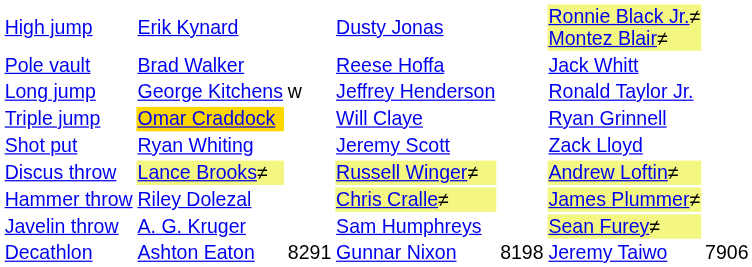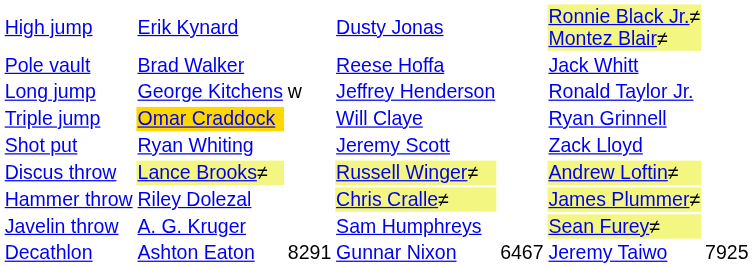(522, 253) 8198 -> (522, 253) 6467
(727, 253) 7906 -> (727, 253) 7925
